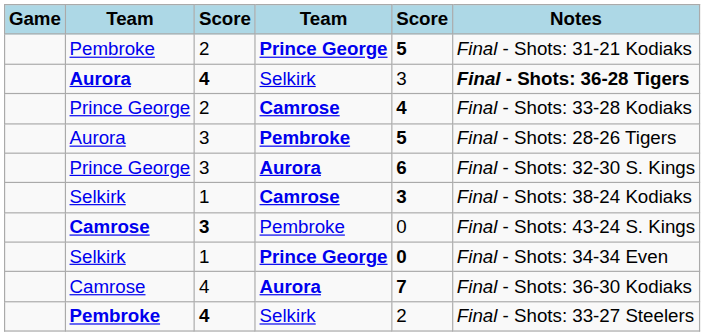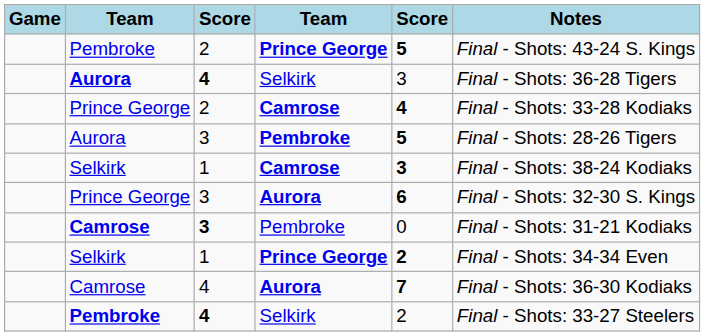(574, 49) Final - Shots: 31-21 Kodiaks -> (576, 49) Final - Shots: 43-24 S. Kings
(573, 78) bold -> (567, 78) normal
rows swapped: (98, 197) <-> (130, 167)
(576, 227) Final - Shots: 43-24 S. Kings -> (574, 227) Final - Shots: 31-21 Kodiaks
(401, 256) 0 -> (401, 256) 2
